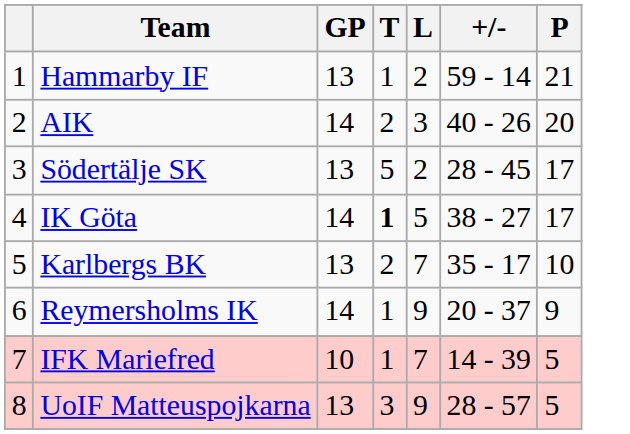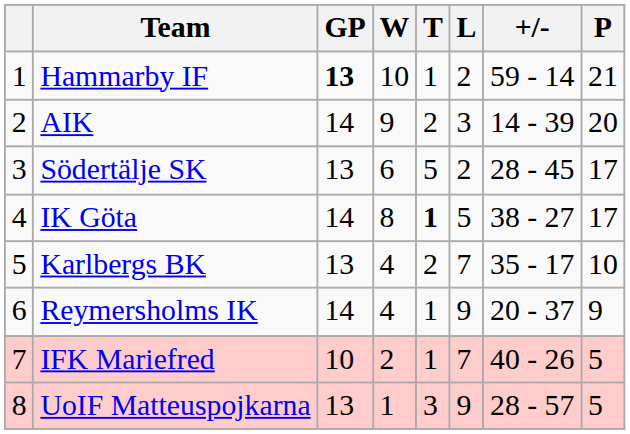+ column: (394, 28)
(339, 75) normal -> (339, 75) bold
(489, 122) 40 - 26 -> (532, 122) 14 - 39
(489, 358) 14 - 39 -> (532, 358) 40 - 26
